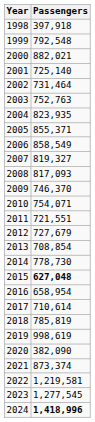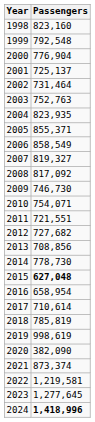(52, 27) 397,918 -> (52, 27) 823,160
(52, 56) 882,021 -> (52, 56) 776,904
(52, 71) 725,140 -> (52, 71) 725,137
(52, 174) 817,093 -> (52, 174) 817,092
(52, 189) 746,370 -> (52, 189) 746,730
(52, 233) 727,679 -> (52, 233) 727,682
(52, 248) 708,854 -> (52, 248) 708,856
(58, 396) 1,277,545 -> (58, 396) 1,277,645
